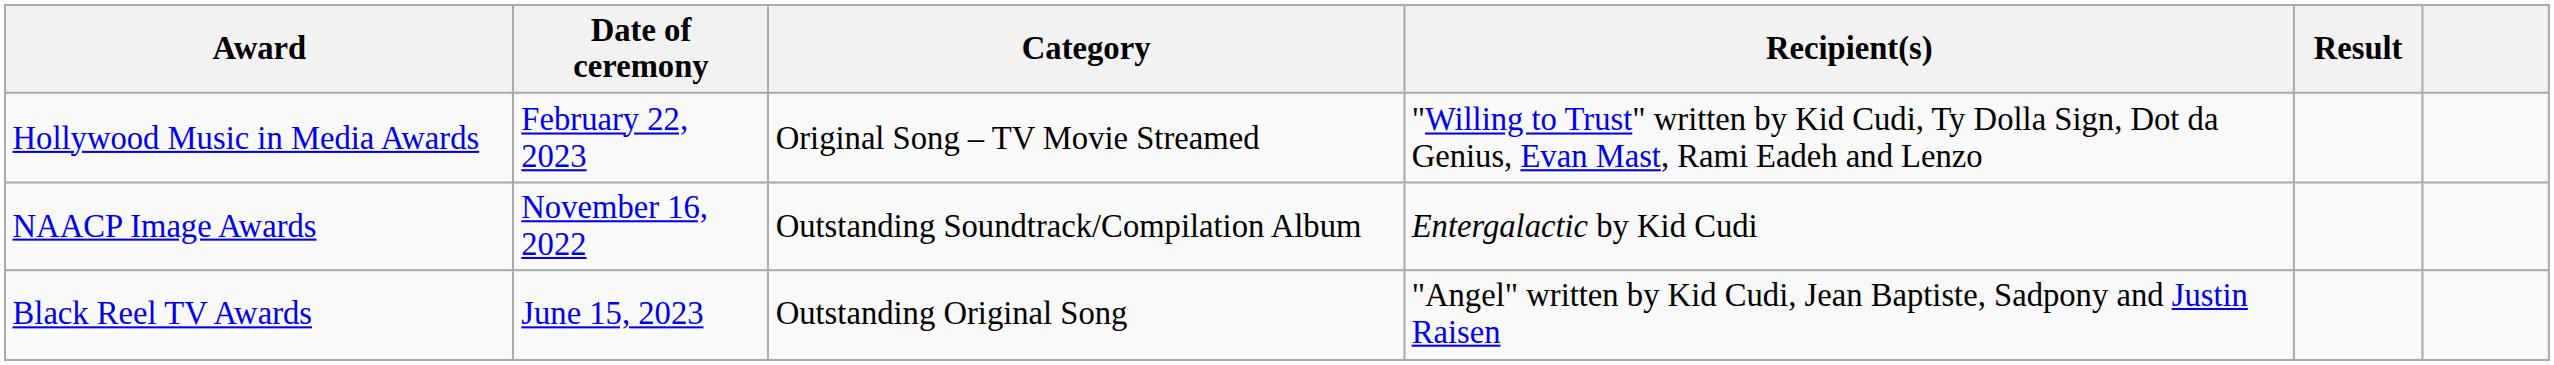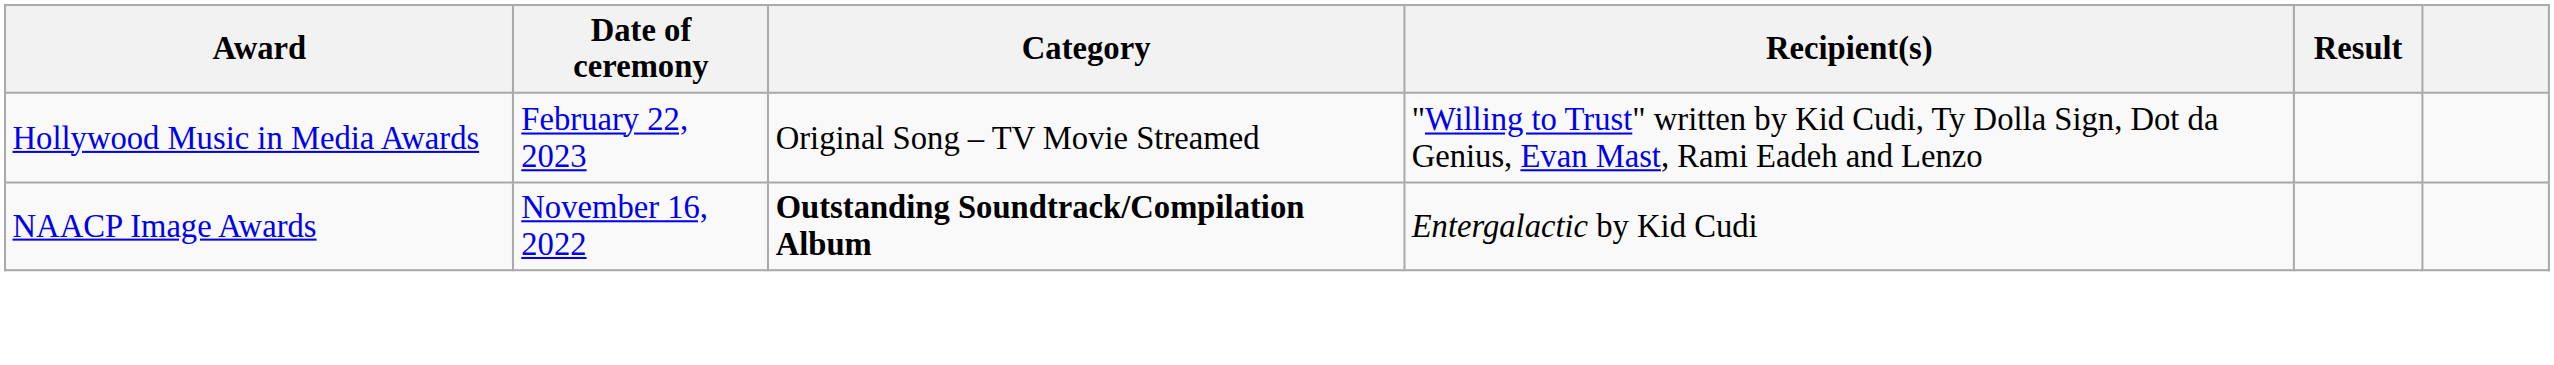(1069, 225) normal -> (1040, 225) bold
- row: (162, 314)
